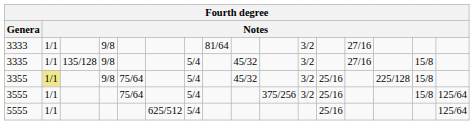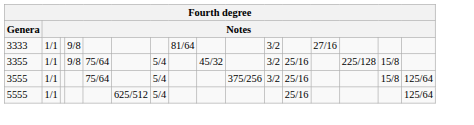- row: (17, 62)
(51, 78) khaki background -> (51, 62) no background
